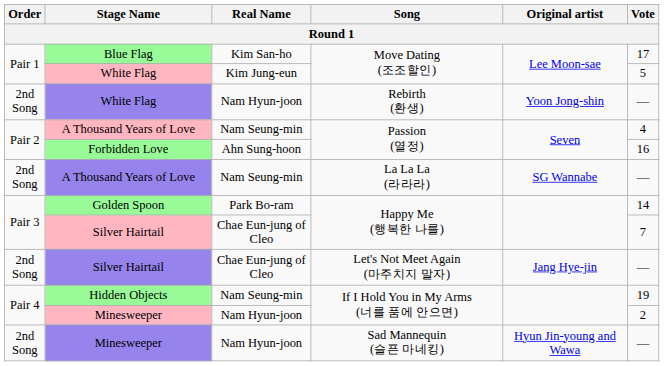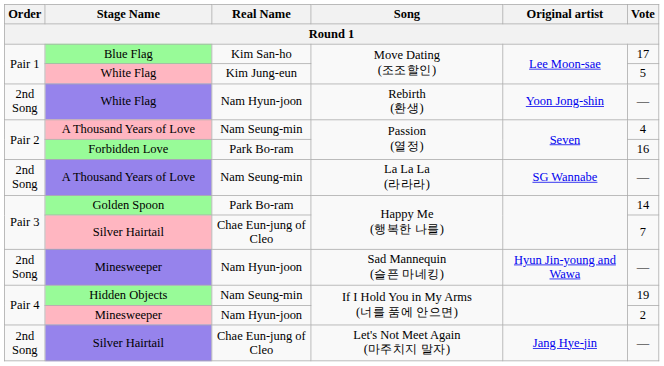(261, 149) Ahn Sung-hoon -> (261, 149) Park Bo-ram
rows swapped: (128, 267) <-> (128, 343)
